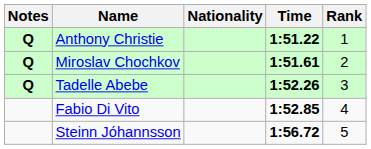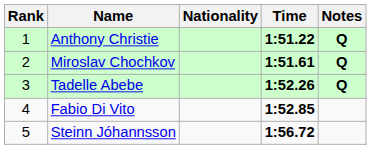columns swapped: (344, 16) <-> (28, 16)
